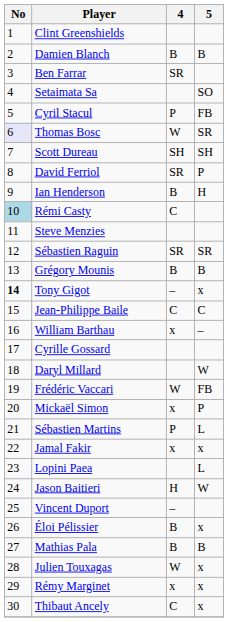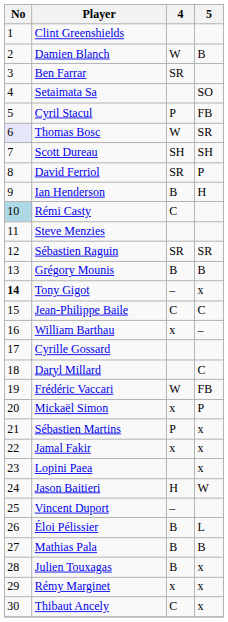(173, 53) B -> (175, 53) W
(203, 369) W -> (202, 369) C
(201, 428) L -> (201, 428) x
(201, 468) L -> (201, 468) x
(201, 527) x -> (201, 527) L
(175, 566) W -> (173, 566) B
